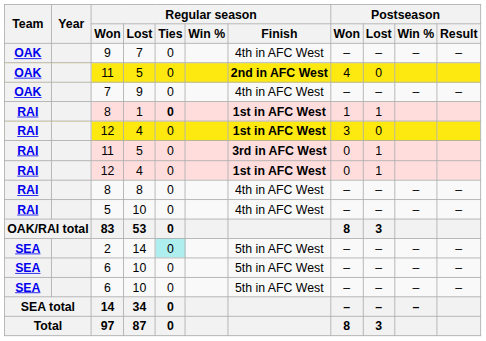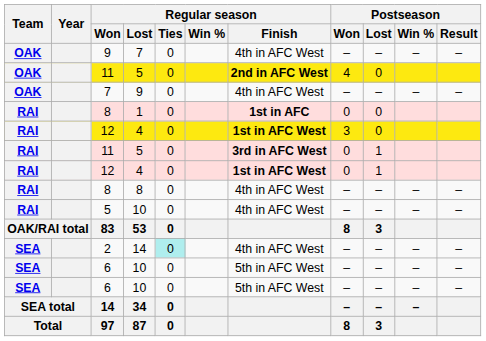(170, 112) bold -> (170, 112) normal
(279, 112) 1st in AFC West -> (279, 112) 1st in AFC
(347, 112) 1 -> (347, 112) 0
(379, 112) 1 -> (379, 112) 0
(279, 248) 5th in AFC West -> (279, 248) 4th in AFC West
